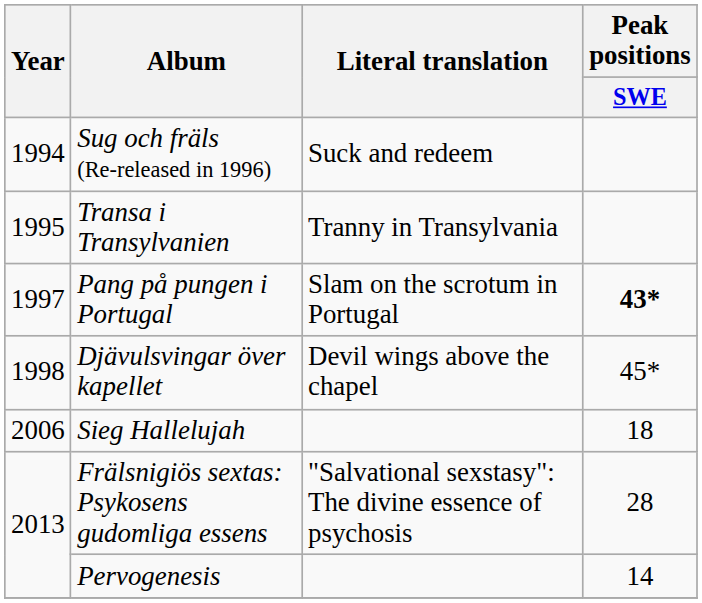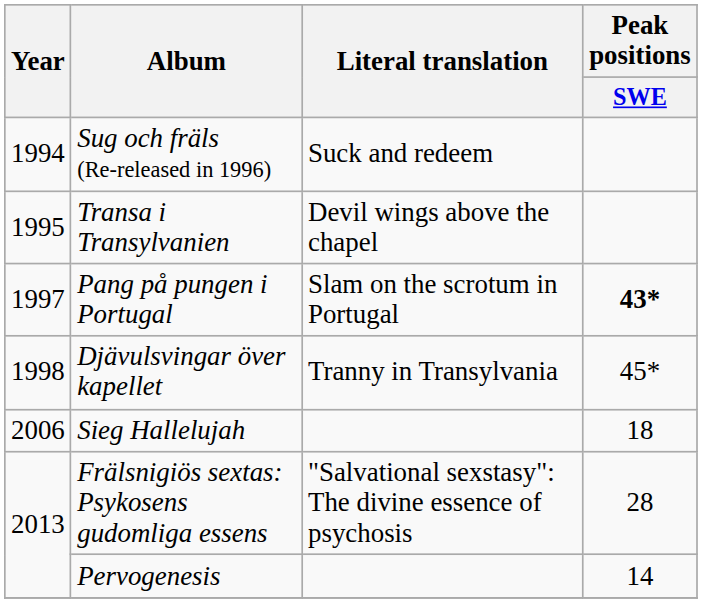(433, 226) Tranny in Transylvania -> (429, 226) Devil wings above the chapel
(429, 372) Devil wings above the chapel -> (433, 372) Tranny in Transylvania
